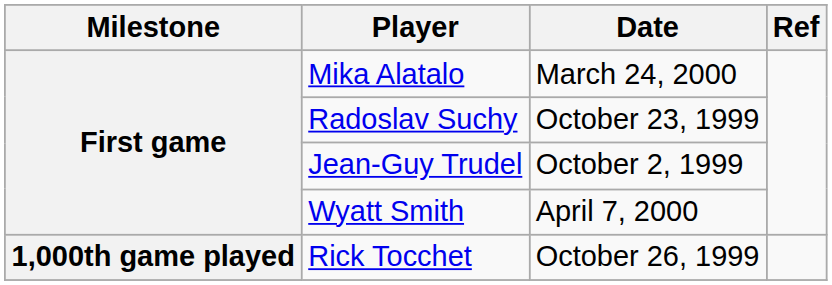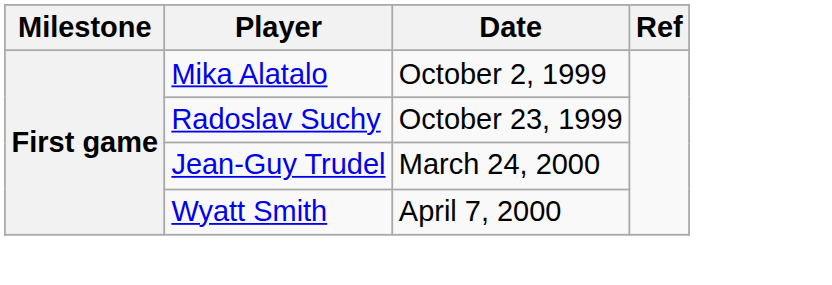(636, 73) March 24, 2000 -> (503, 73) October 2, 1999
(640, 165) October 2, 1999 -> (499, 165) March 24, 2000
- row: (390, 257)
